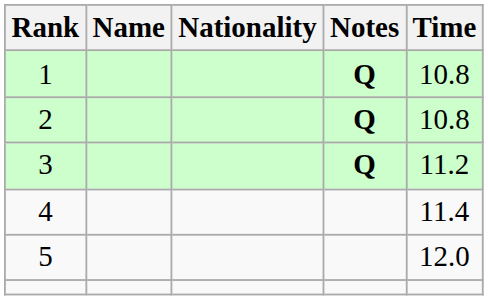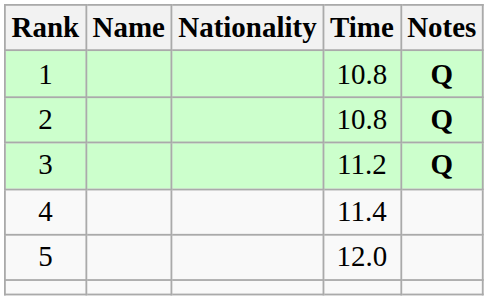columns swapped: (444, 27) <-> (365, 27)
